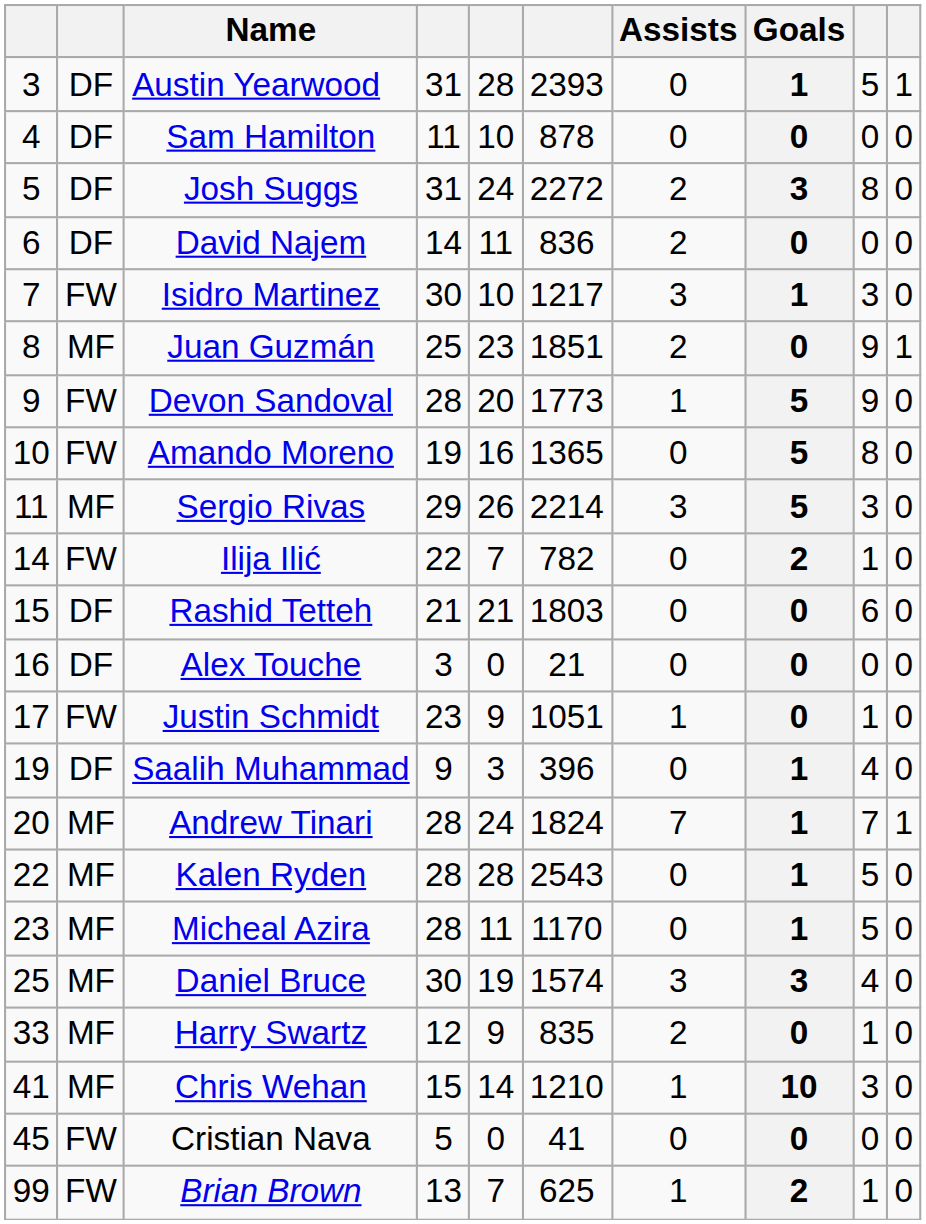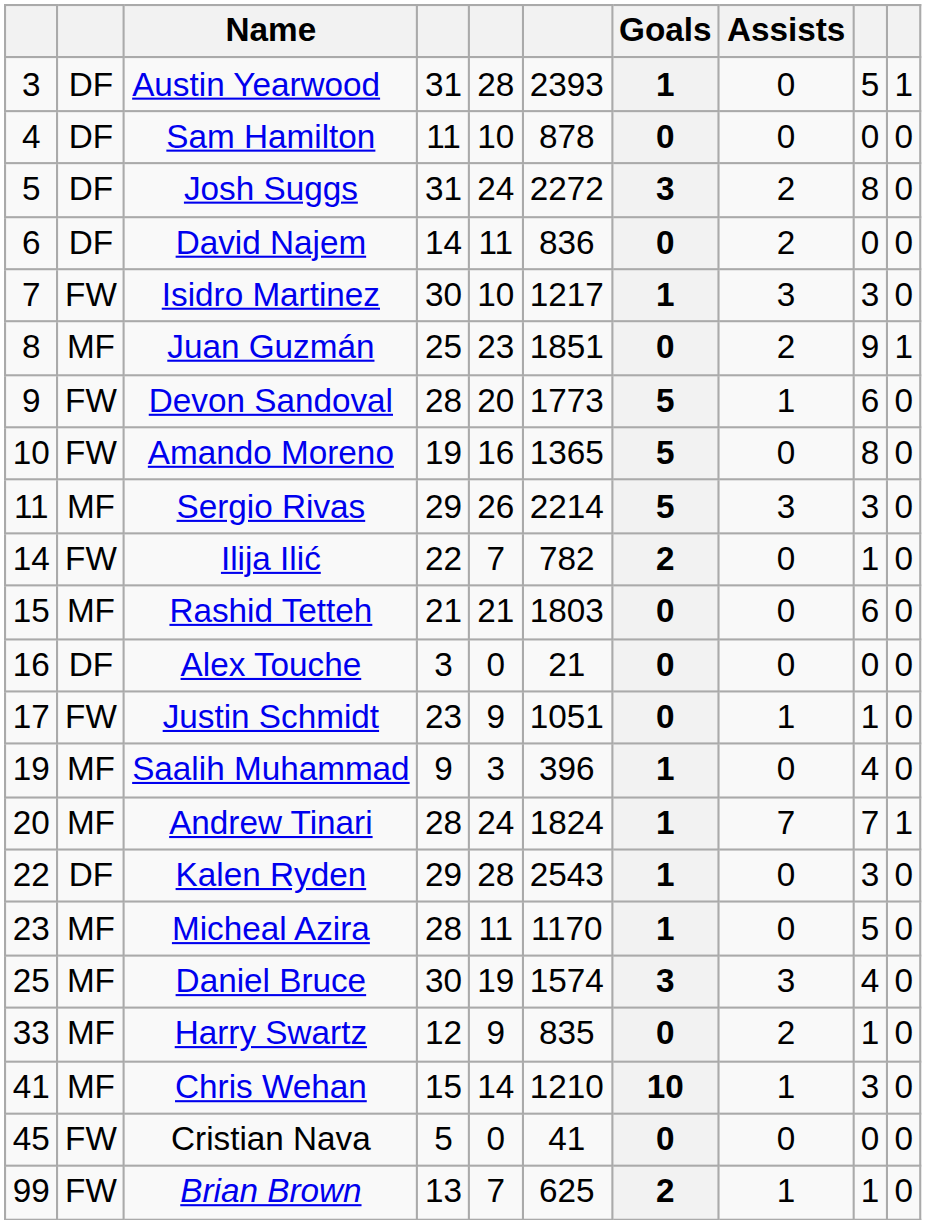columns swapped: (799, 30) <-> (678, 30)
(870, 400) 9 -> (870, 400) 6
(91, 611) DF -> (91, 611) MF
(91, 769) DF -> (91, 769) MF
(91, 875) MF -> (91, 875) DF
(443, 875) 28 -> (443, 875) 29
(870, 875) 5 -> (870, 875) 3
